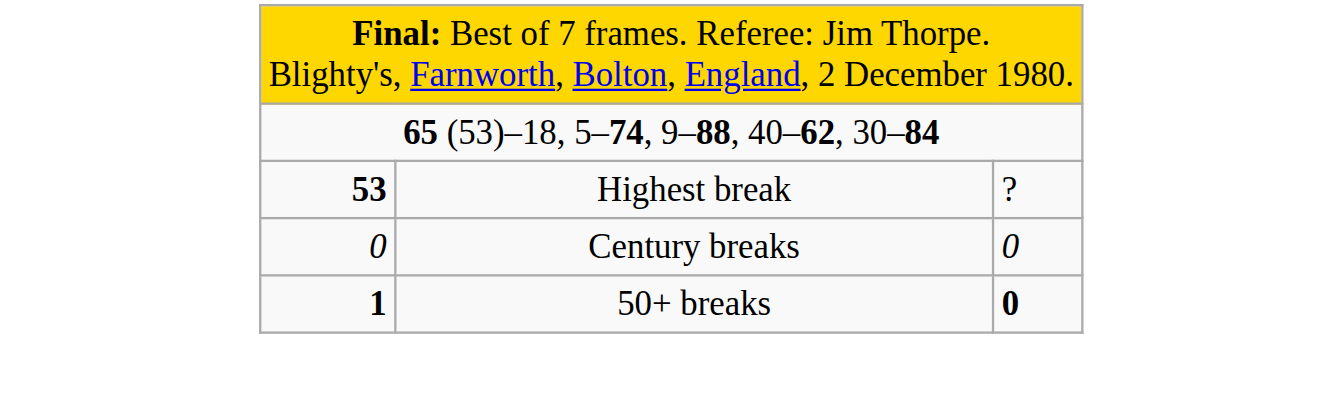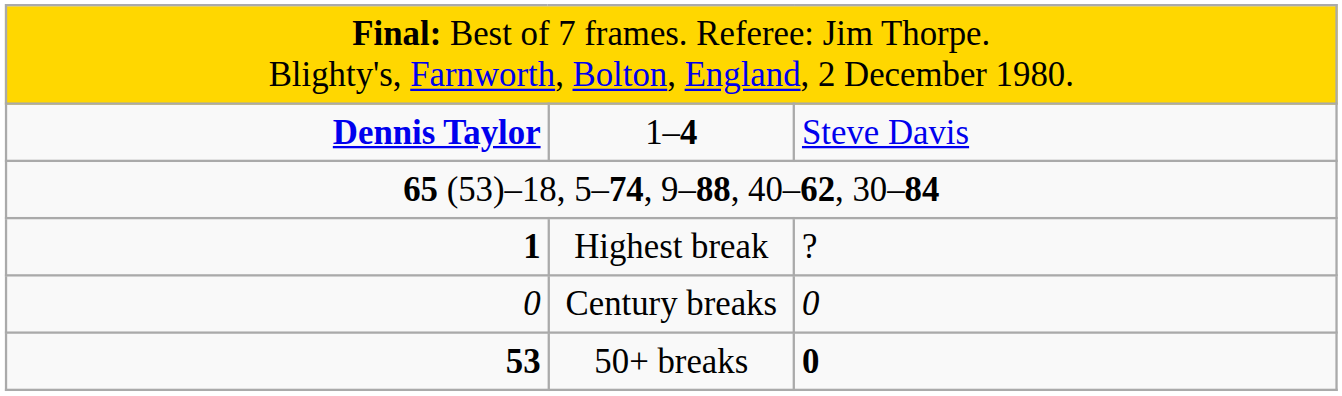+ row: (671, 131)
(369, 189) 53 -> (532, 246) 1
(378, 304) 1 -> (523, 361) 53
